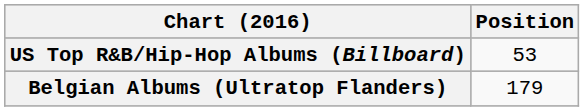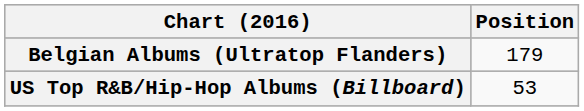rows swapped: (238, 88) <-> (238, 55)
